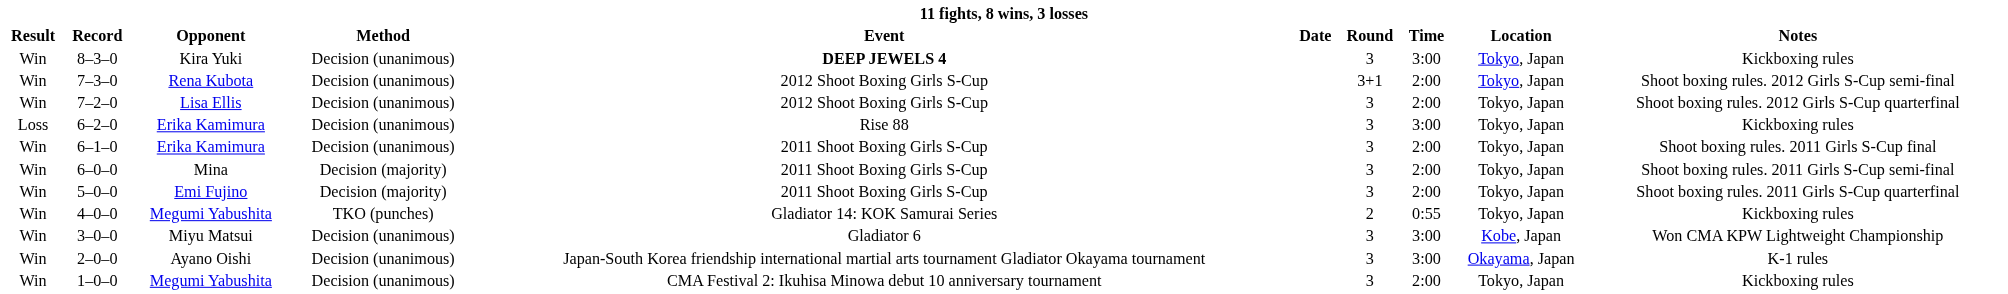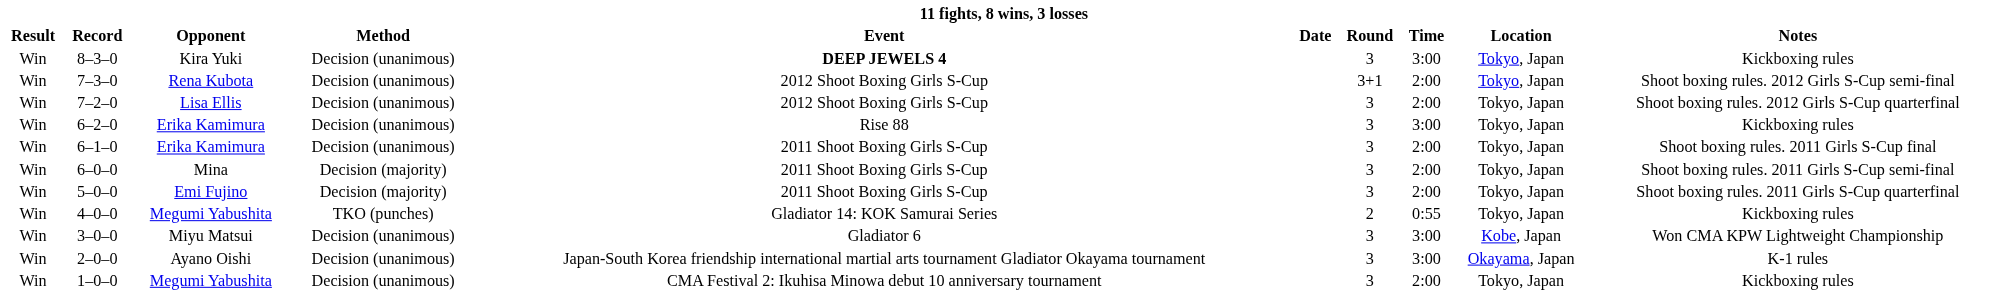(33, 125) Loss -> (33, 125) Win
